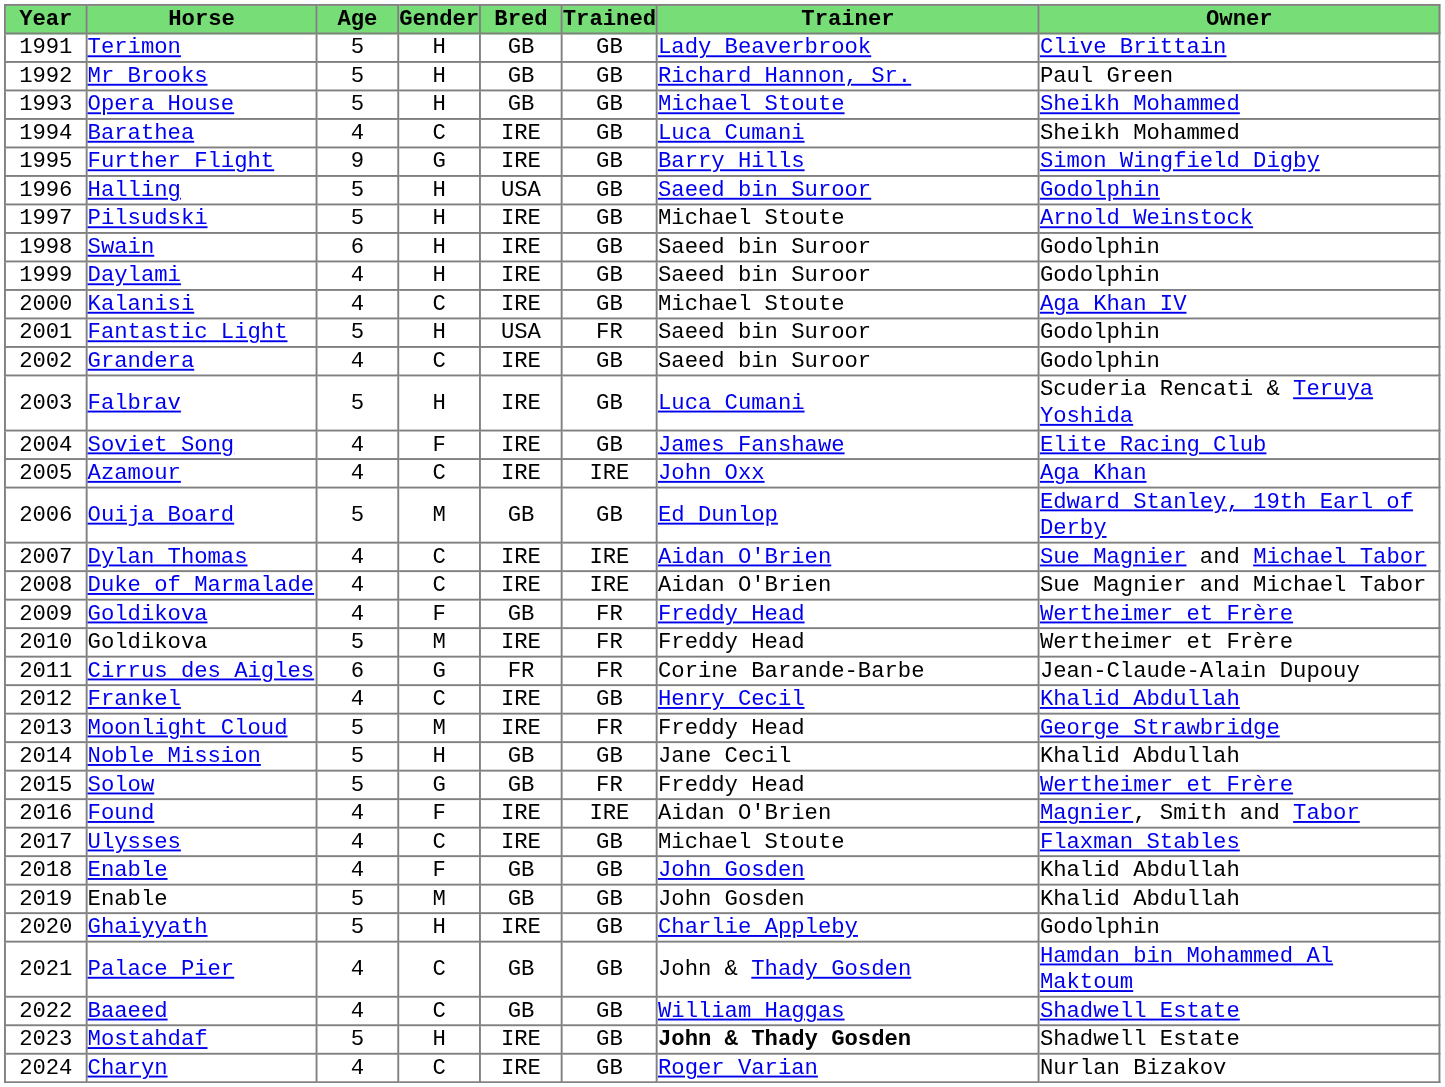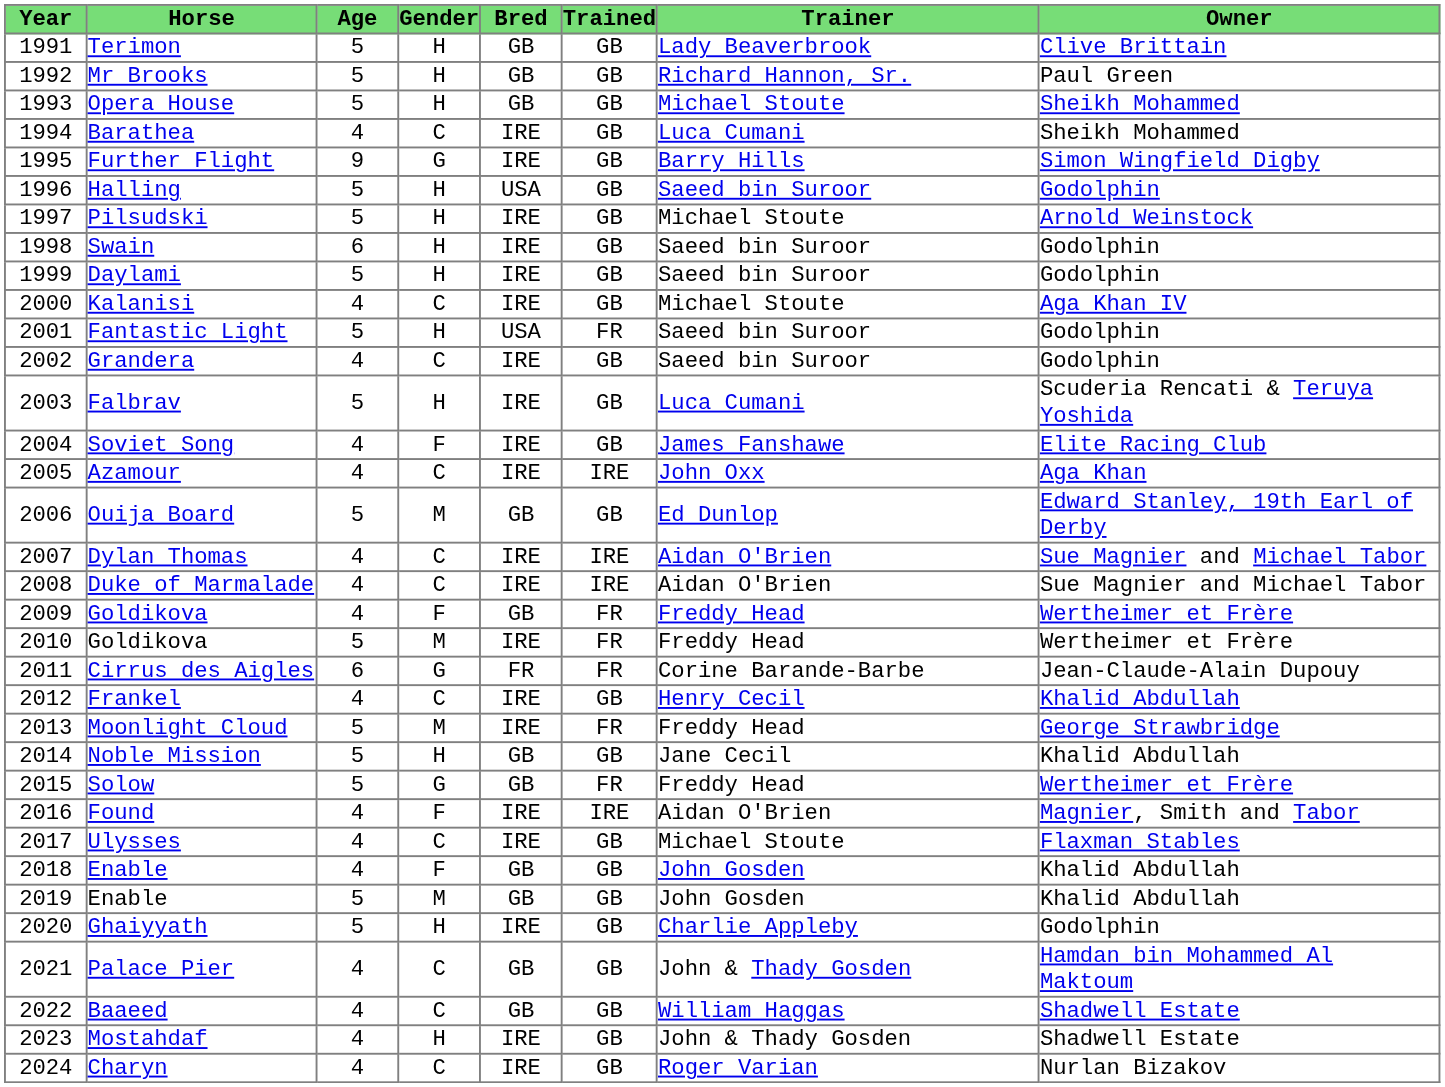(357, 276) 4 -> (357, 276) 5
(357, 1039) 5 -> (357, 1039) 4
(785, 1040) bold -> (785, 1039) normal
